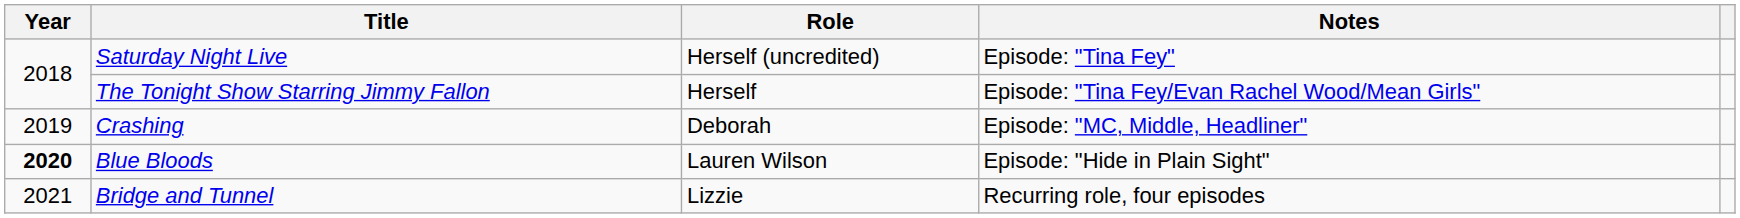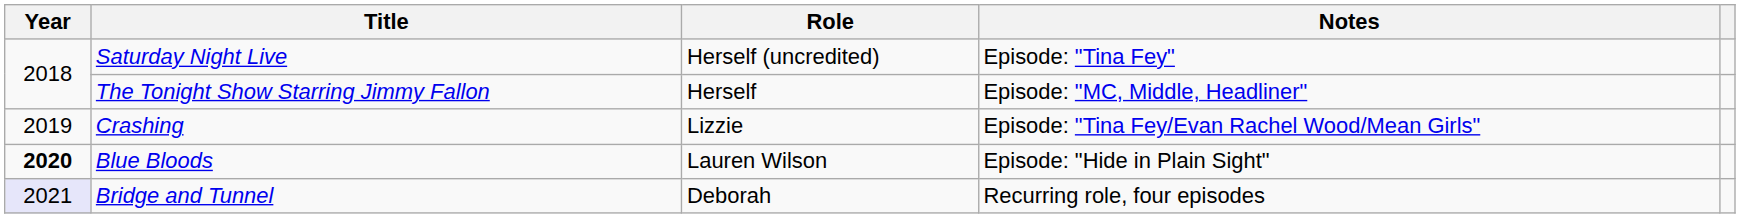(1232, 91) Episode: "Tina Fey/Evan Rachel Wood/Mean Girls" -> (1145, 91) Episode: "MC, Middle, Headliner"
(729, 126) Deborah -> (715, 126) Lizzie
(1145, 126) Episode: "MC, Middle, Headliner" -> (1232, 126) Episode: "Tina Fey/Evan Rachel Wood/Mean Girls"
(48, 195) no background -> (48, 195) lavender background
(715, 195) Lizzie -> (729, 195) Deborah
